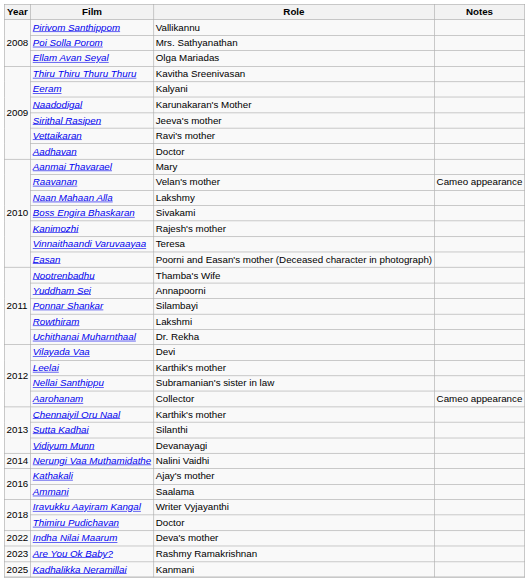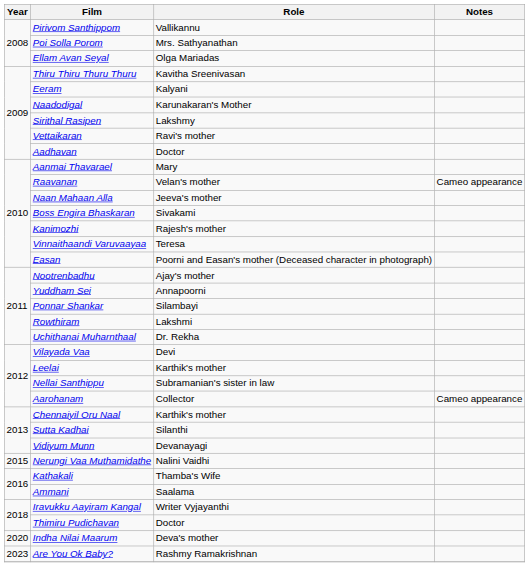(189, 120) Jeeva's mother -> (175, 120) Lakshmy
(175, 197) Lakshmy -> (189, 197) Jeeva's mother
(188, 275) Thamba's Wife -> (185, 275) Ajay's mother
(17, 461) 2014 -> (17, 461) 2015
(185, 476) Ajay's mother -> (188, 476) Thamba's Wife
(17, 538) 2022 -> (17, 538) 2020
- row: (80, 569)
